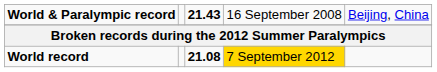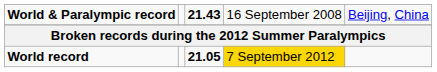(204, 56) 21.08 -> (204, 56) 21.05
